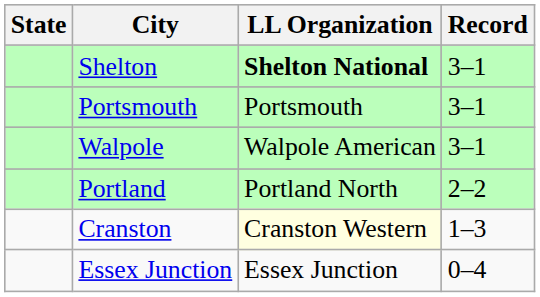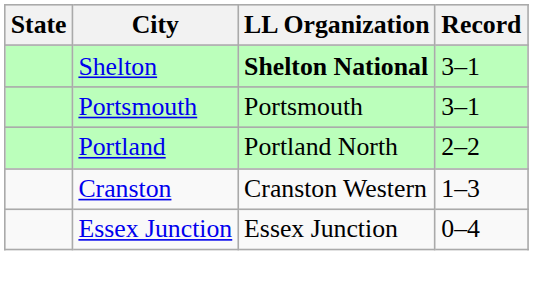- row: (121, 147)
(335, 229) lightyellow background -> (335, 188) no background
